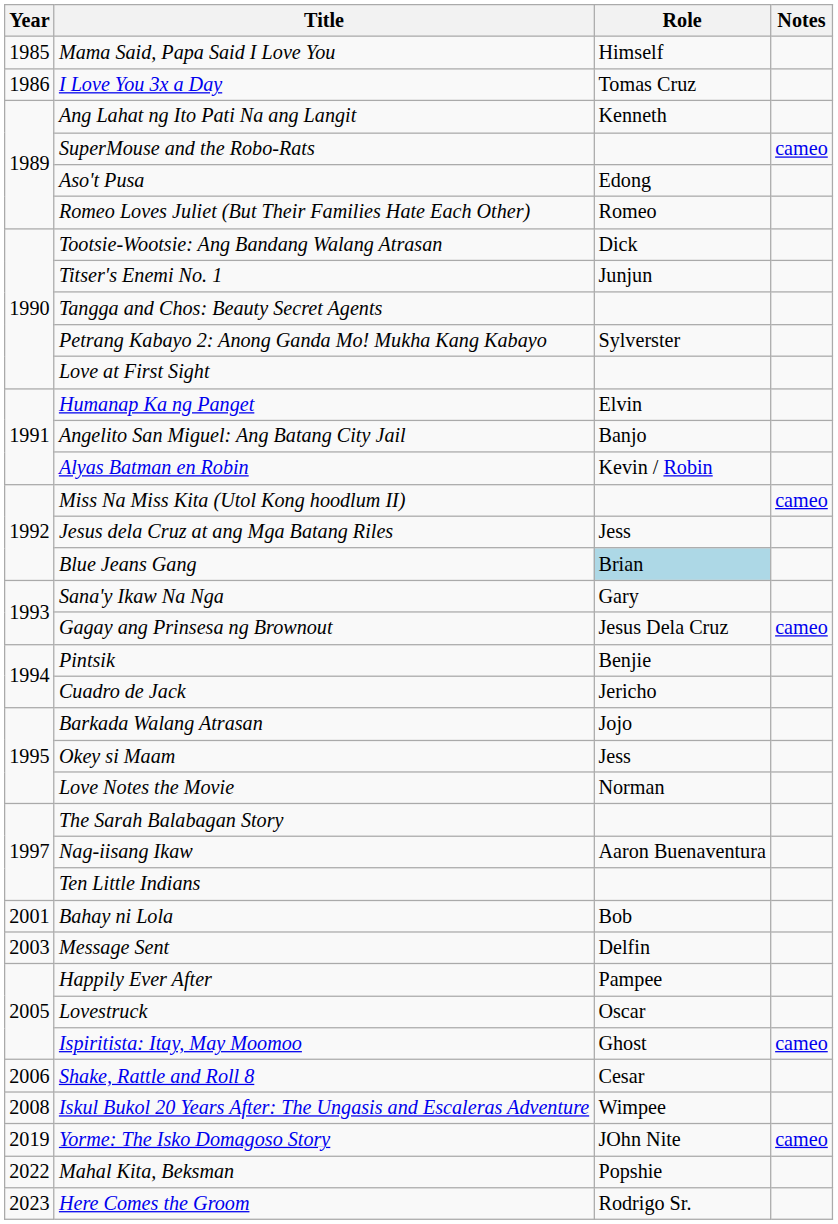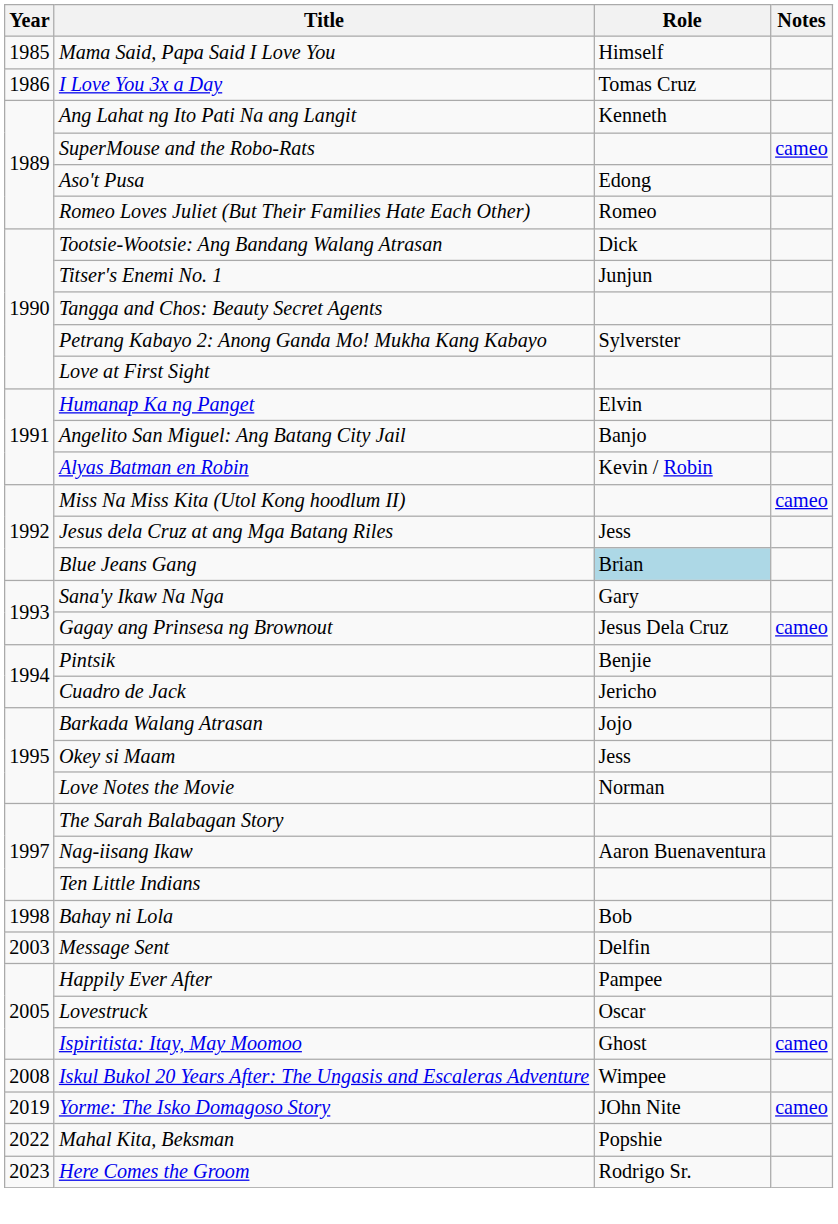(29, 915) 2001 -> (29, 915) 1998
- row: (157, 1075)
